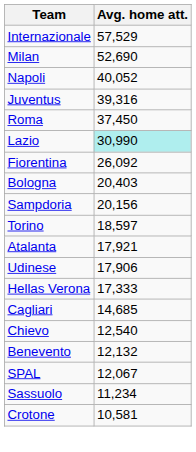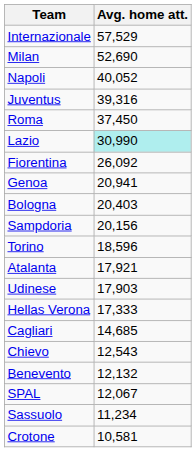+ row: (27, 183)
(117, 225) 18,597 -> (117, 246) 18,596
(117, 267) 17,906 -> (117, 288) 17,903
(117, 330) 12,540 -> (117, 352) 12,543
